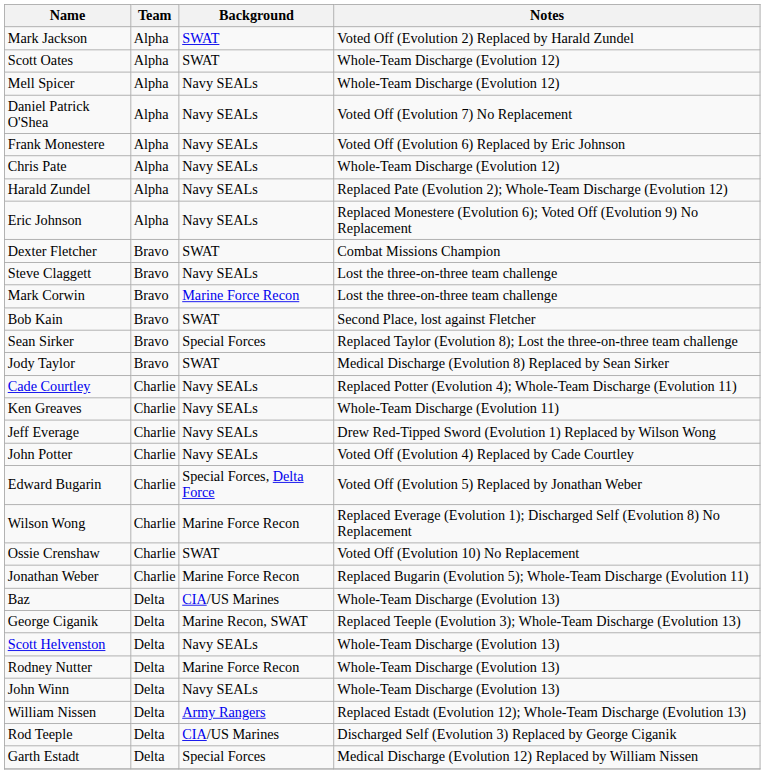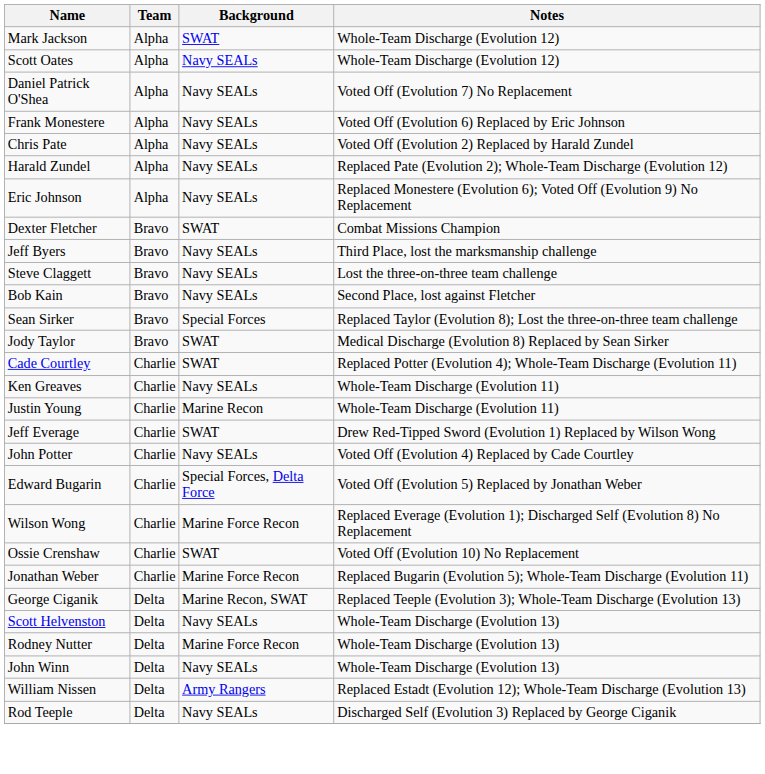(486, 38) Voted Off (Evolution 2) Replaced by Harald Zundel -> (448, 38) Whole-Team Discharge (Evolution 12)
(201, 60) SWAT -> (220, 60) Navy SEALs
- row: (41, 83)
(448, 167) Whole-Team Discharge (Evolution 12) -> (485, 144) Voted Off (Evolution 2) Replaced by Harald Zundel
+ row: (37, 251)
- row: (46, 296)
(201, 318) SWAT -> (220, 296) Navy SEALs
(220, 386) Navy SEALs -> (201, 364) SWAT
+ row: (45, 409)
(220, 431) Navy SEALs -> (201, 431) SWAT
- row: (19, 599)
(231, 734) CIA/US Marines -> (220, 712) Navy SEALs
- row: (44, 757)
